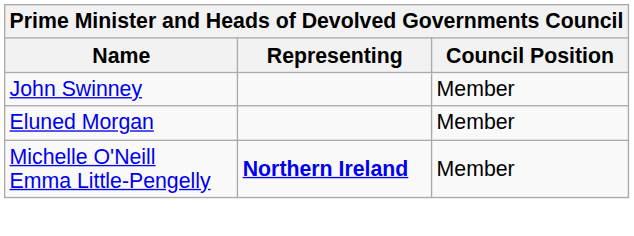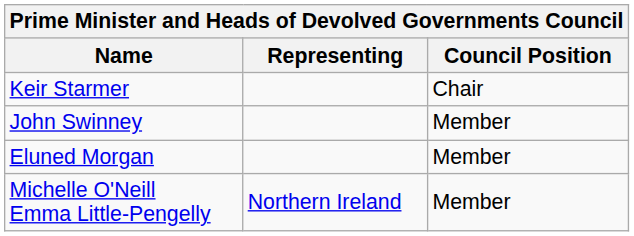+ row: (69, 88)
(326, 168) bold -> (325, 202) normal
